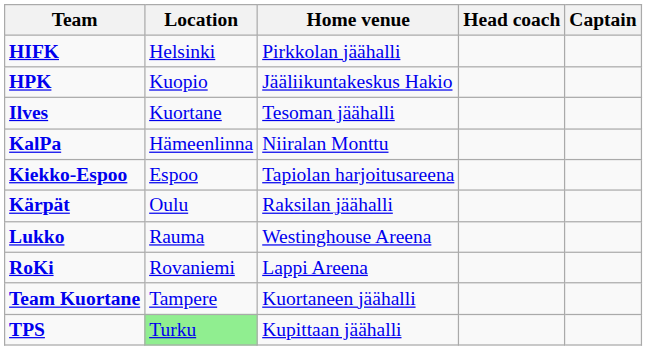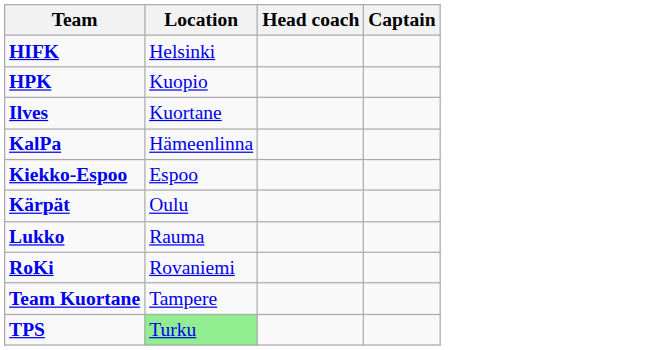- column: (358, 19)
